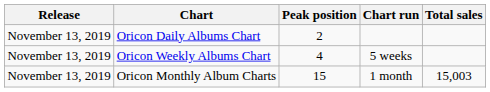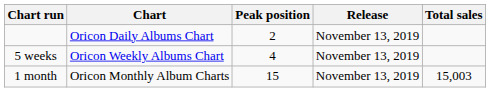columns swapped: (59, 14) <-> (391, 14)
